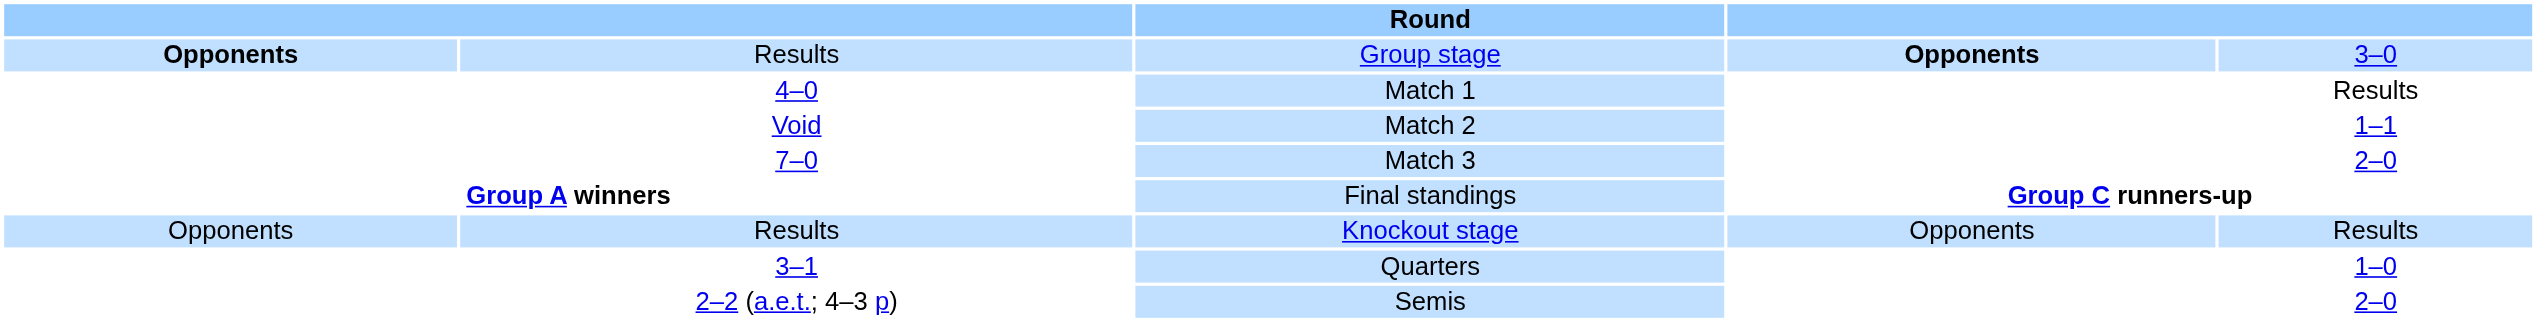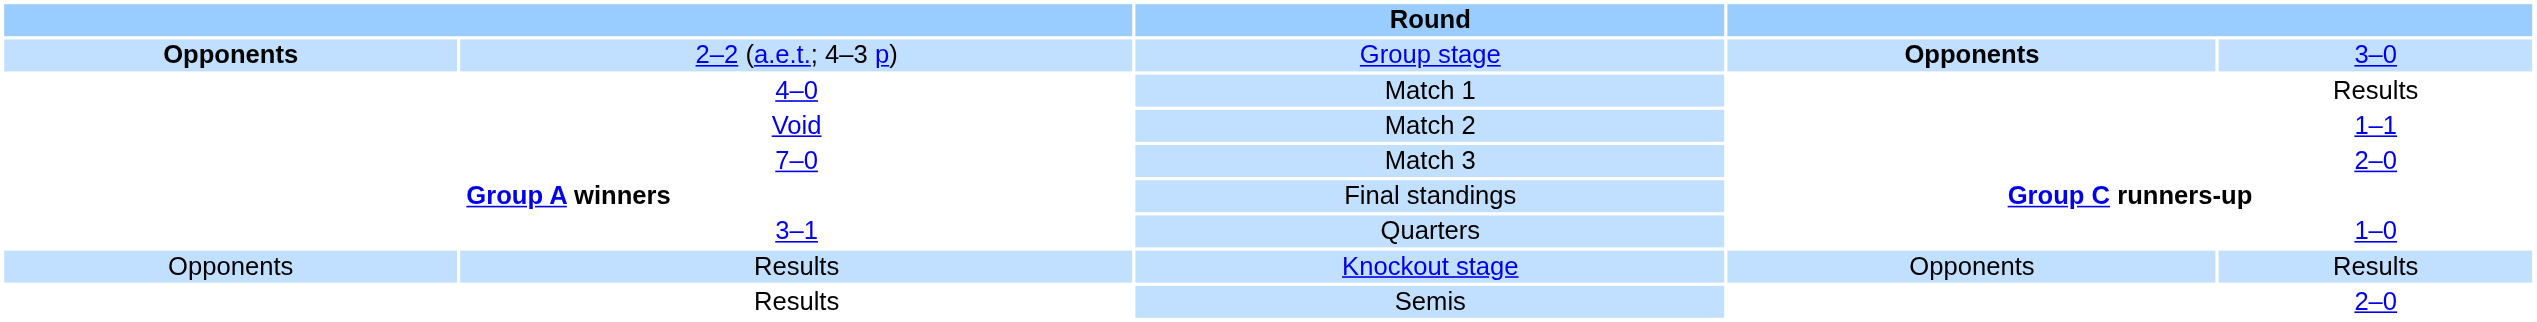(797, 55) Results -> (797, 55) 2–2 (a.e.t.; 4–3 p)
rows swapped: (1430, 231) <-> (1430, 266)
(797, 301) 2–2 (a.e.t.; 4–3 p) -> (797, 301) Results
